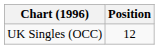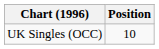(130, 34) 12 -> (130, 34) 10
